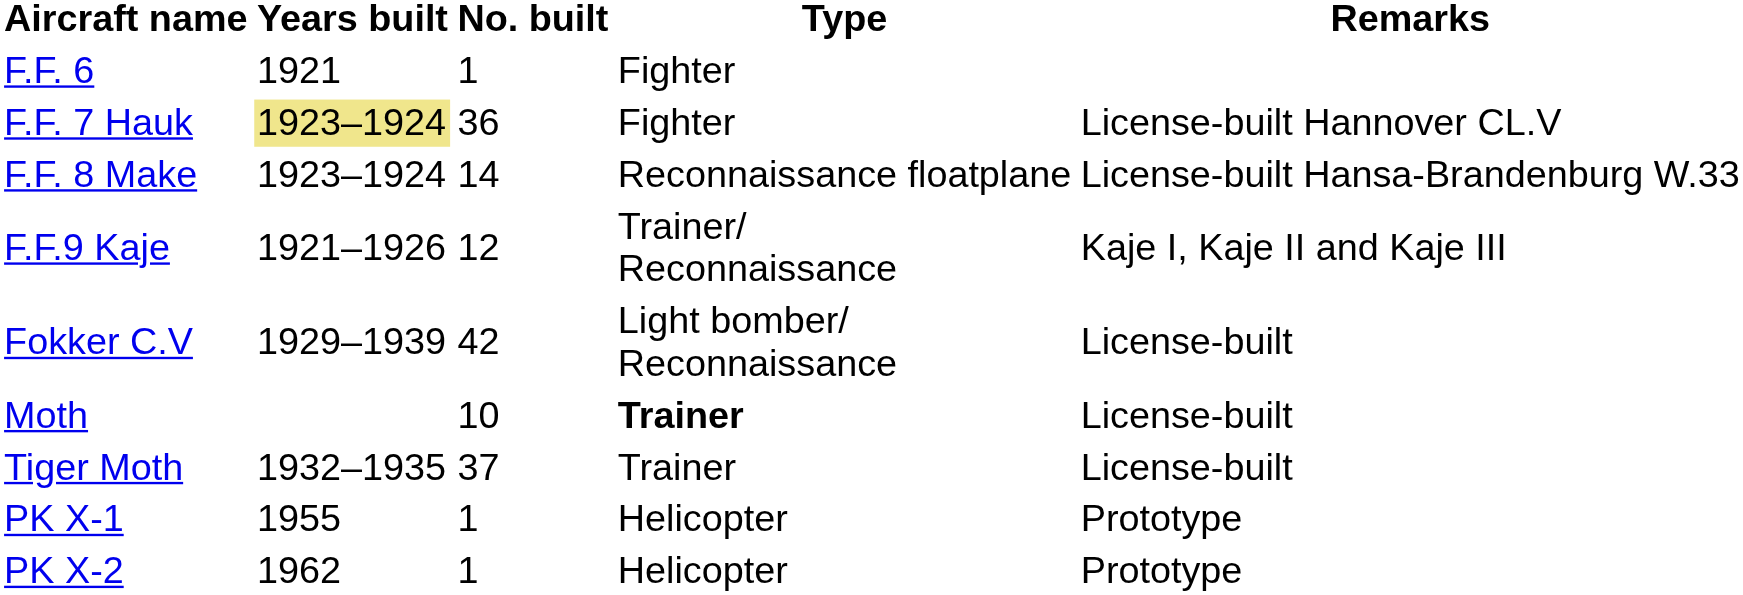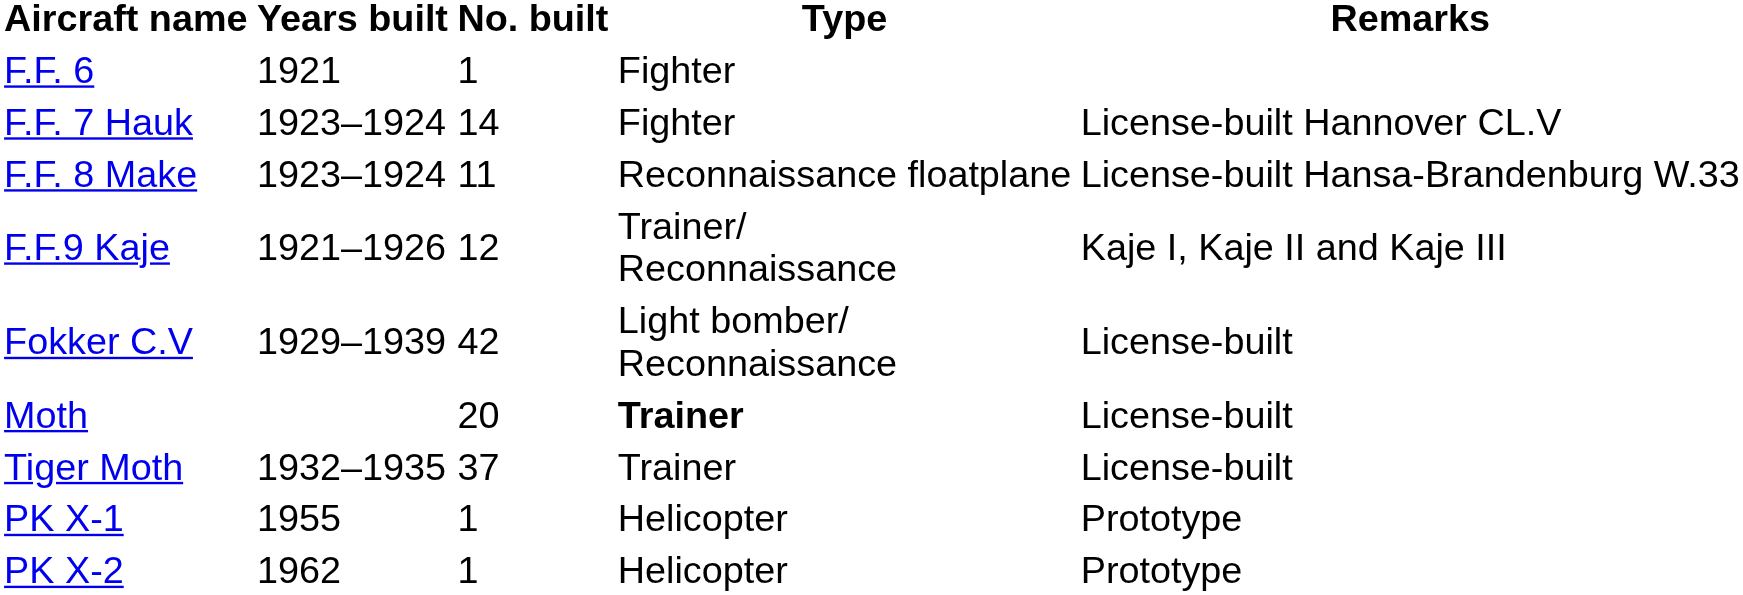(351, 122) khaki background -> (351, 122) no background
(478, 122) 36 -> (478, 122) 14
(478, 174) 14 -> (477, 174) 11
(478, 415) 10 -> (478, 415) 20
